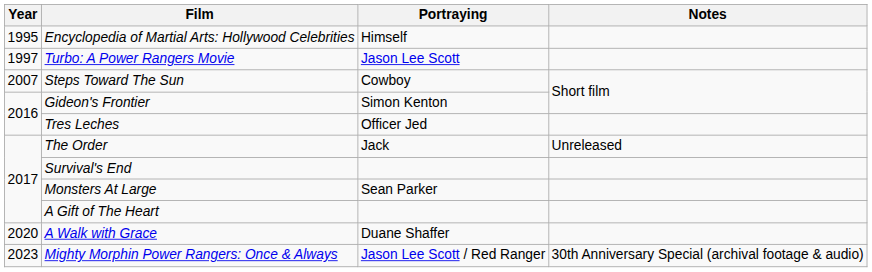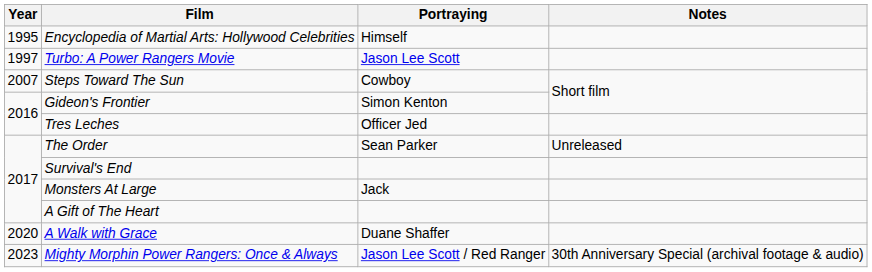(375, 146) Jack -> (399, 146) Sean Parker
(399, 189) Sean Parker -> (375, 189) Jack
